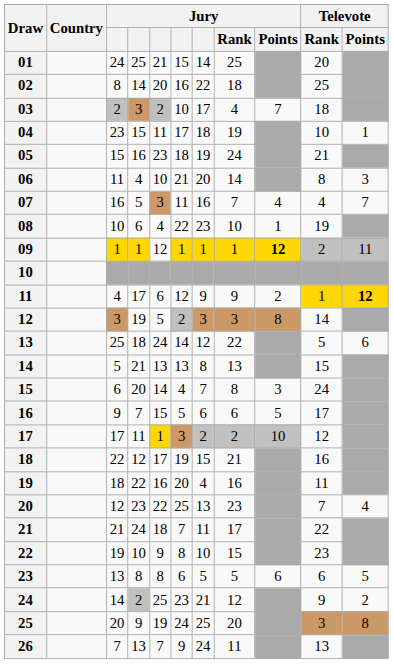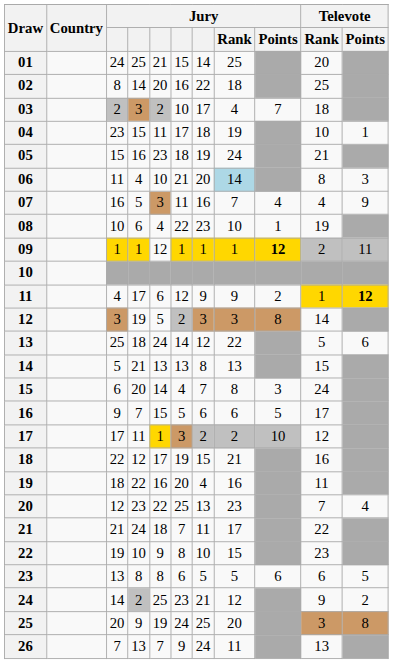(234, 179) no background -> (234, 179) lightblue background
(365, 202) 7 -> (365, 202) 9
